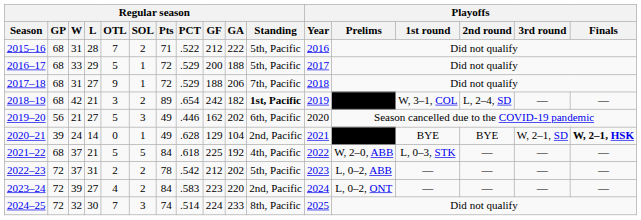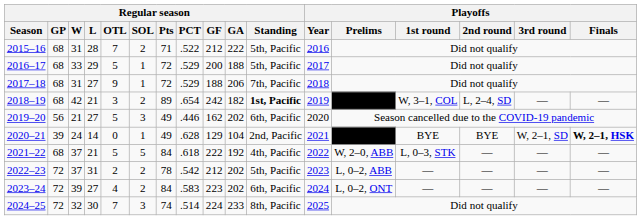(214, 153) 225 -> (214, 153) 222
(236, 188) 220 -> (236, 188) 202
(276, 188) 2nd, Pacific -> (276, 188) 6th, Pacific
